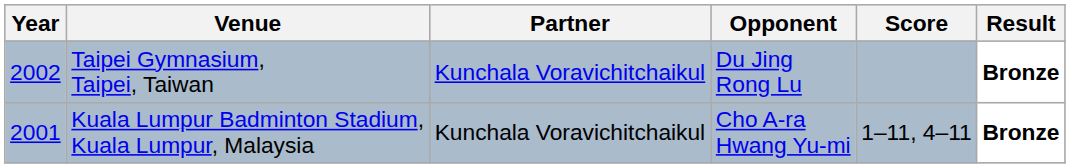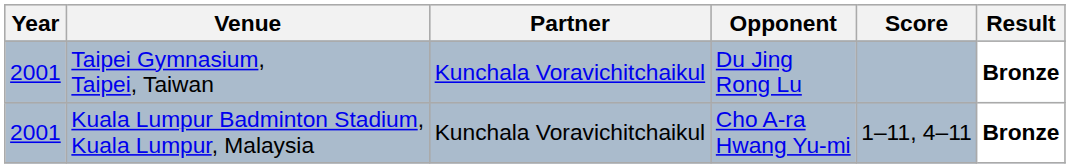(35, 72) 2002 -> (35, 72) 2001
